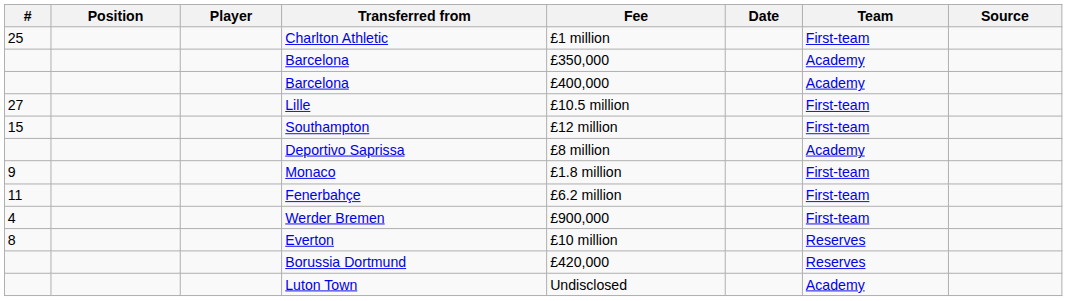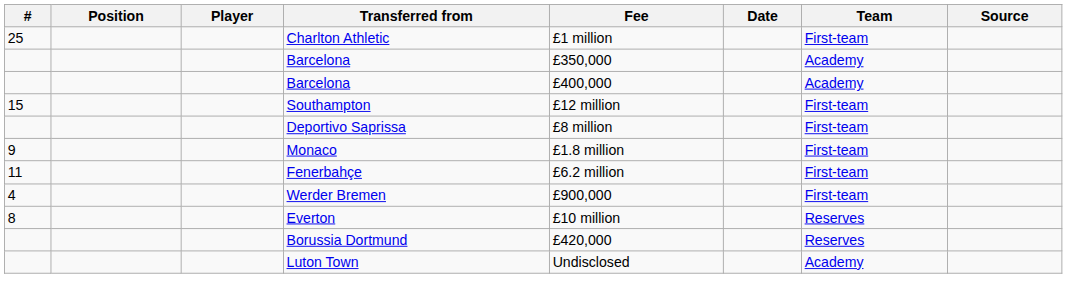- row: (16, 105)
(835, 150) Academy -> (836, 128) First-team
